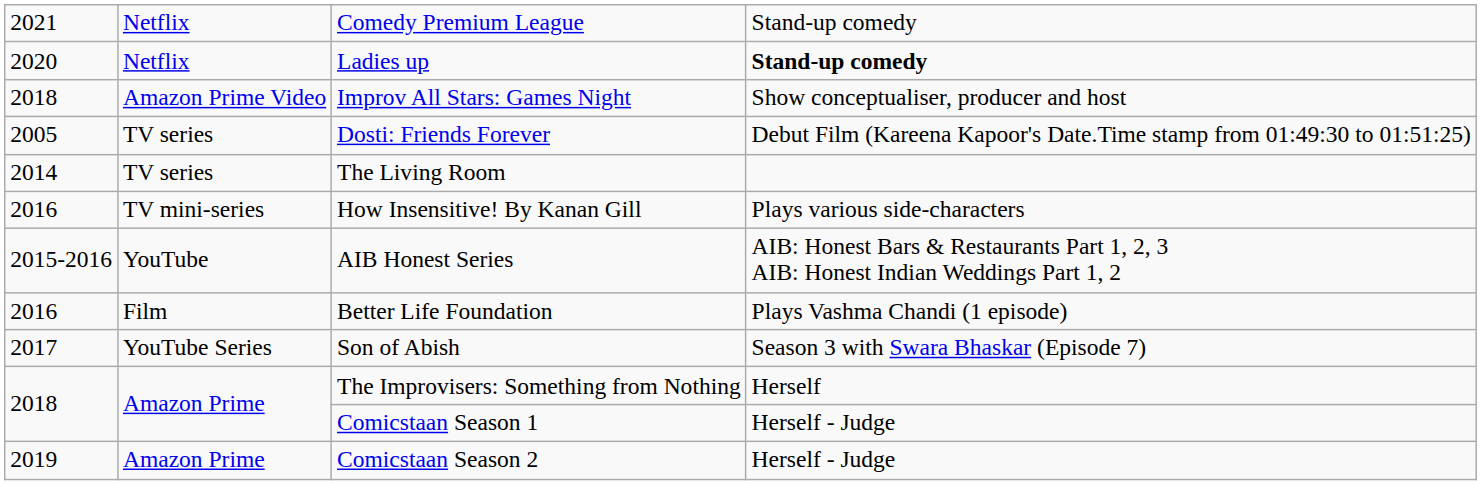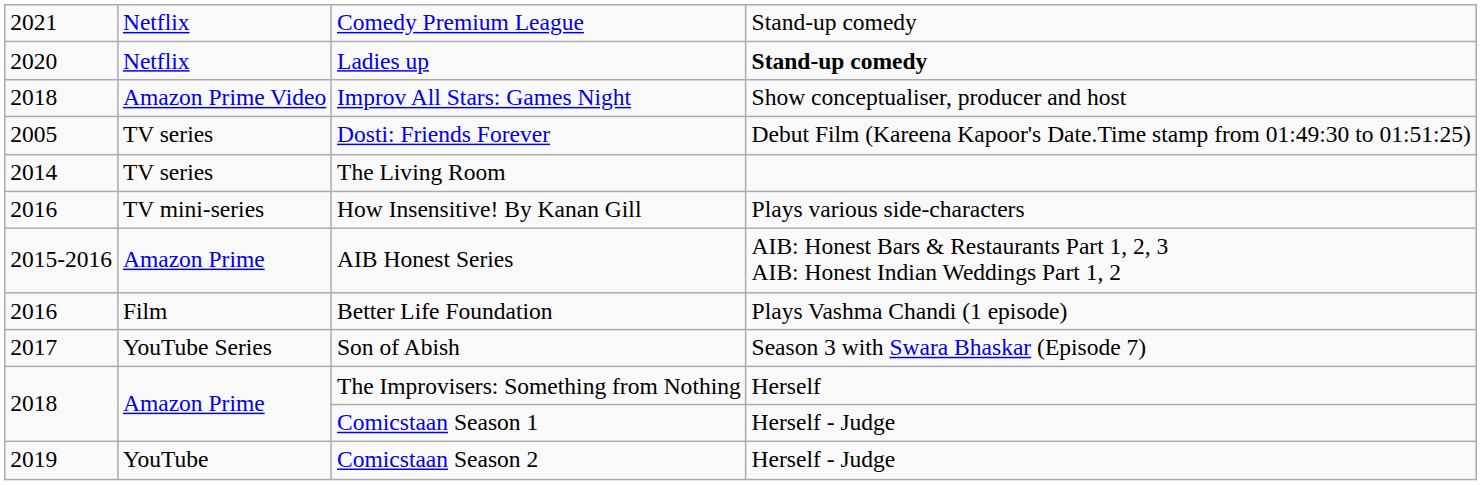(166, 260) YouTube -> (194, 260) Amazon Prime
(194, 459) Amazon Prime -> (166, 459) YouTube
